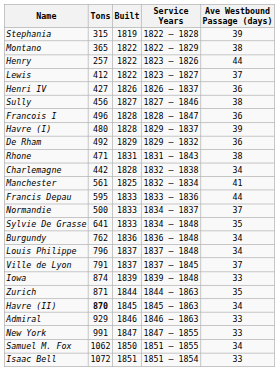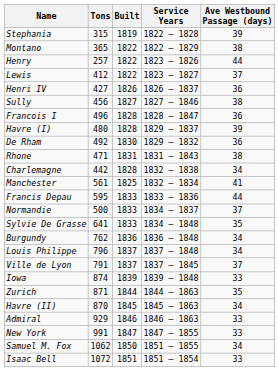(127, 143) 1829 -> (127, 143) 1830
(100, 305) bold -> (100, 305) normal
